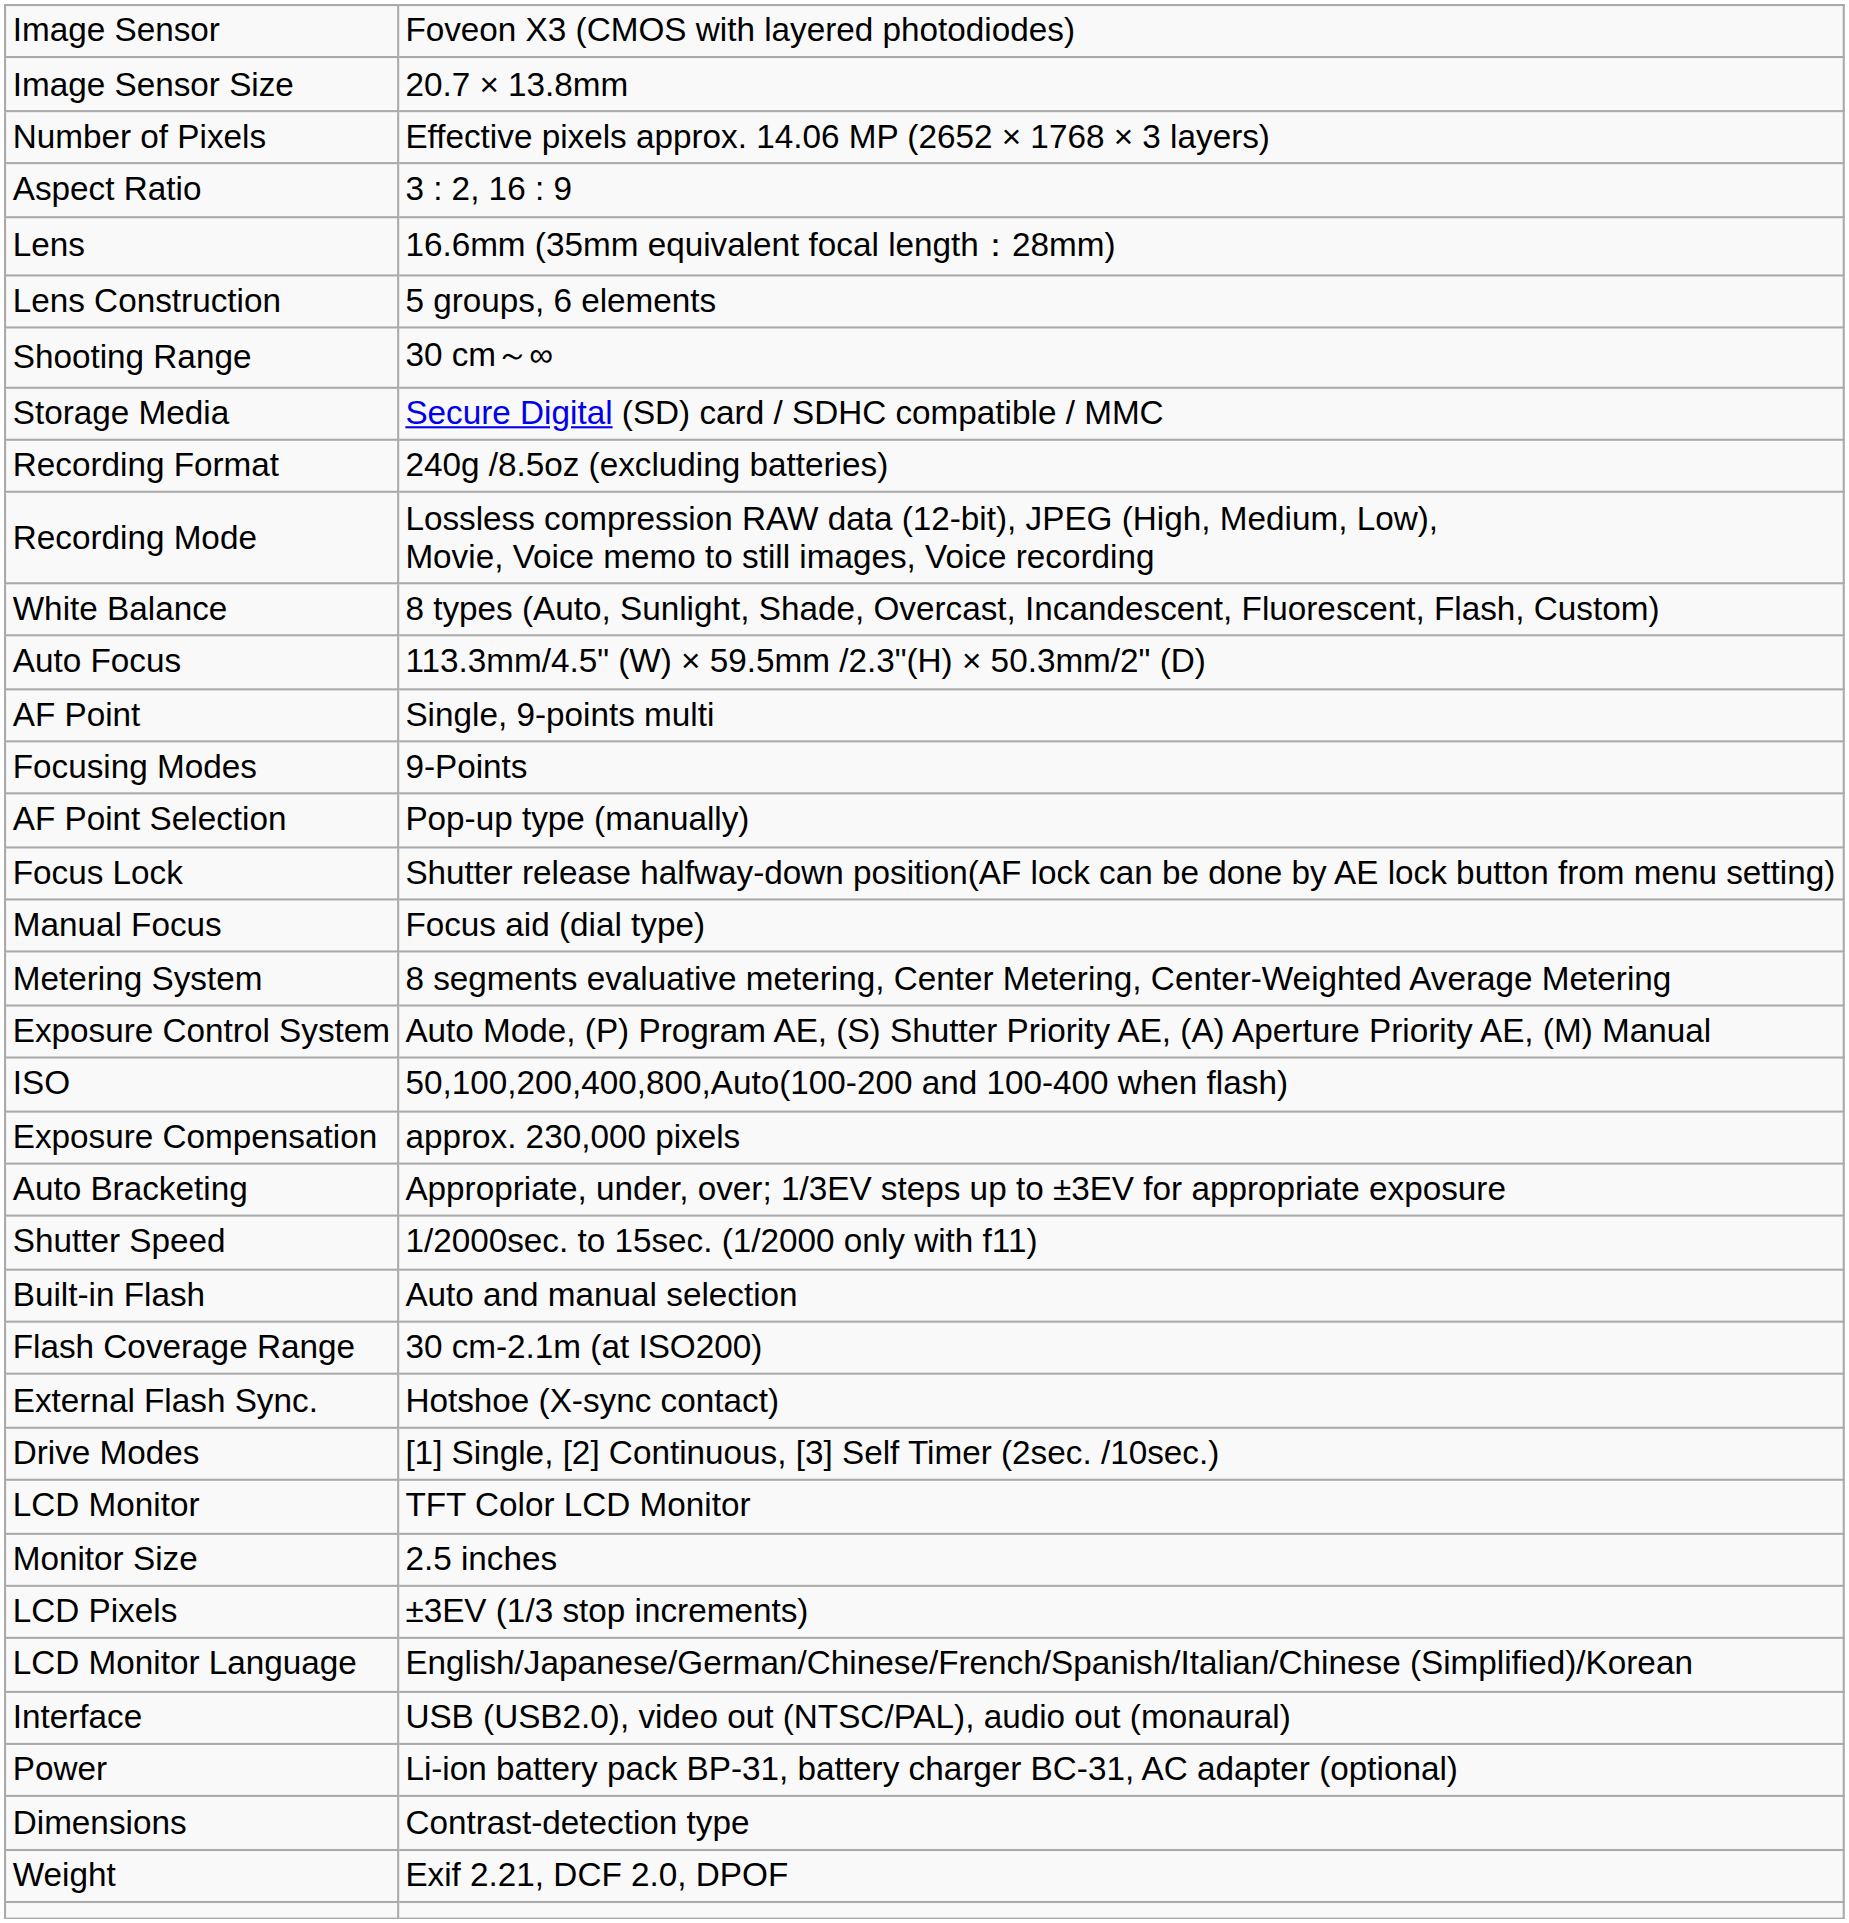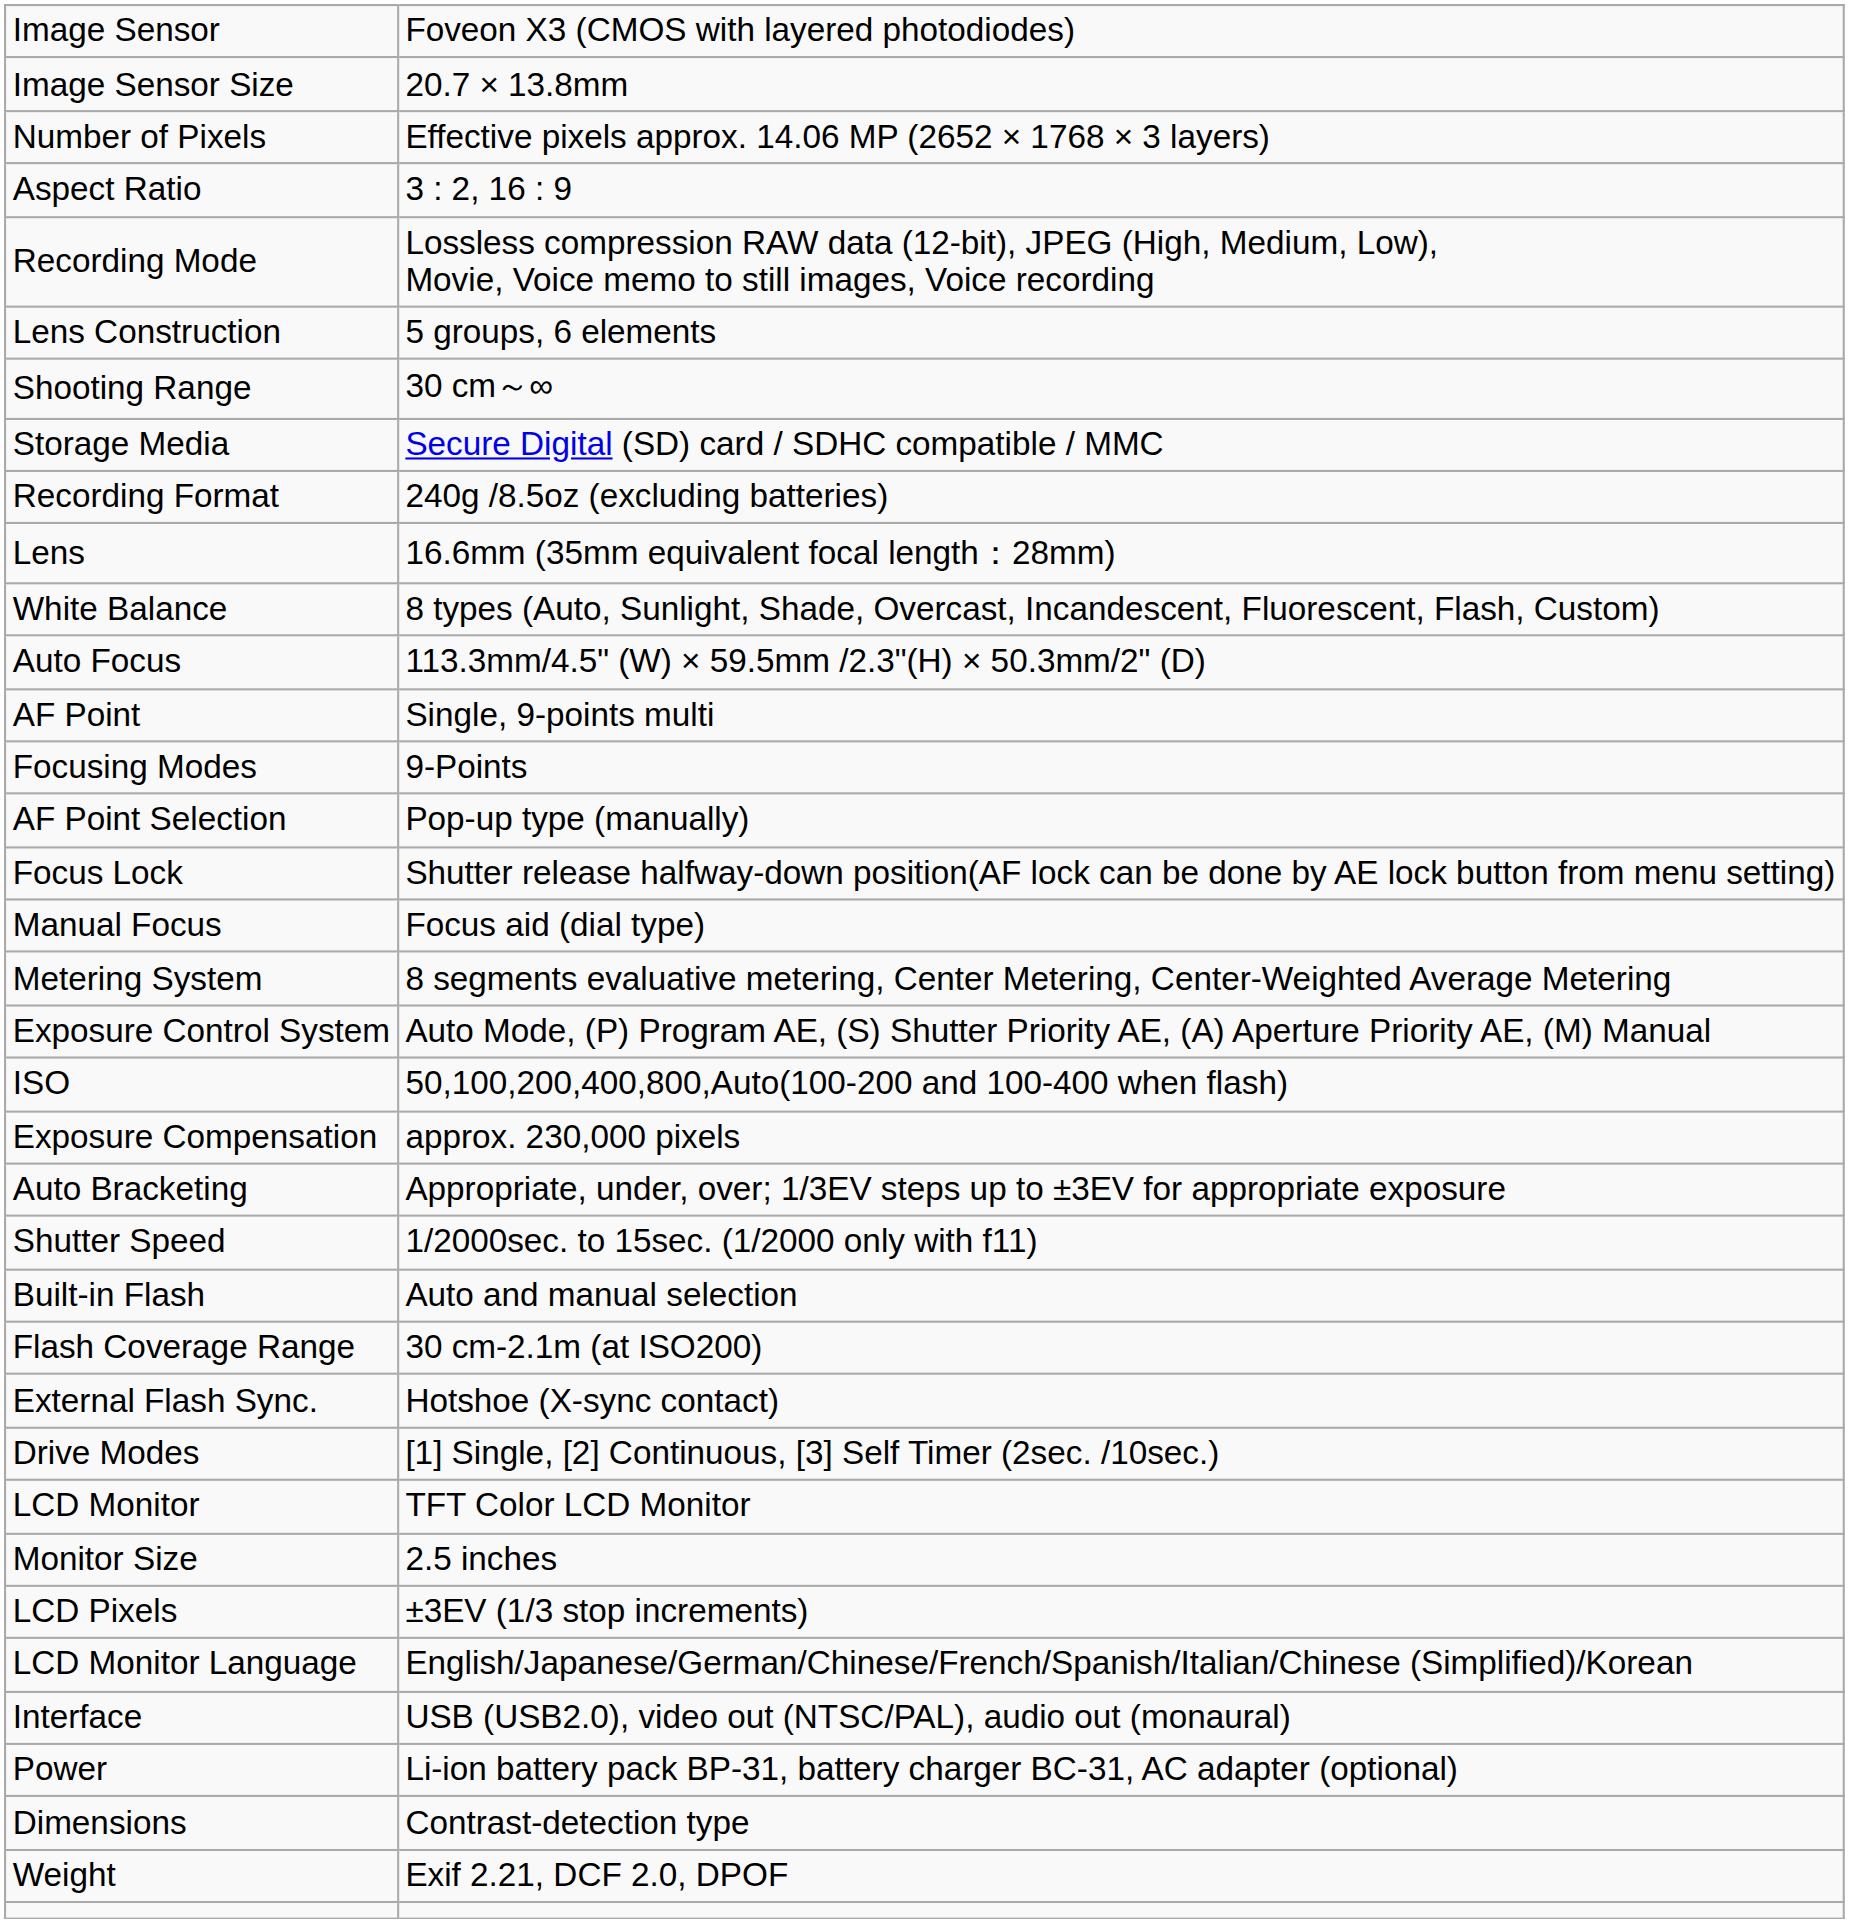rows swapped: (49, 245) <-> (135, 537)
